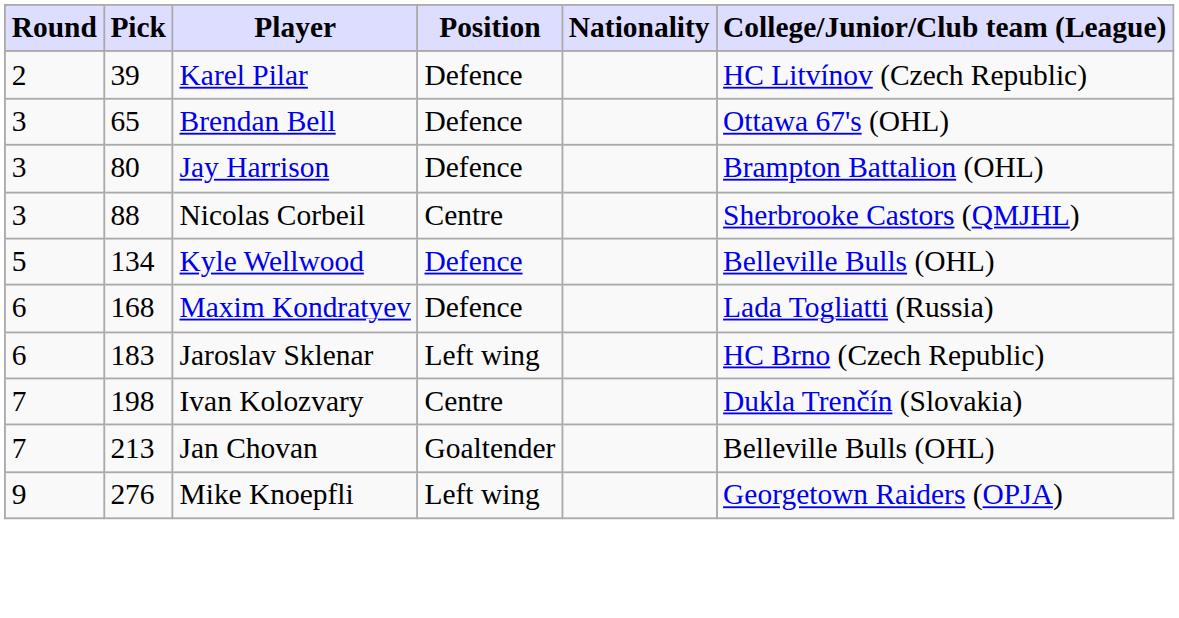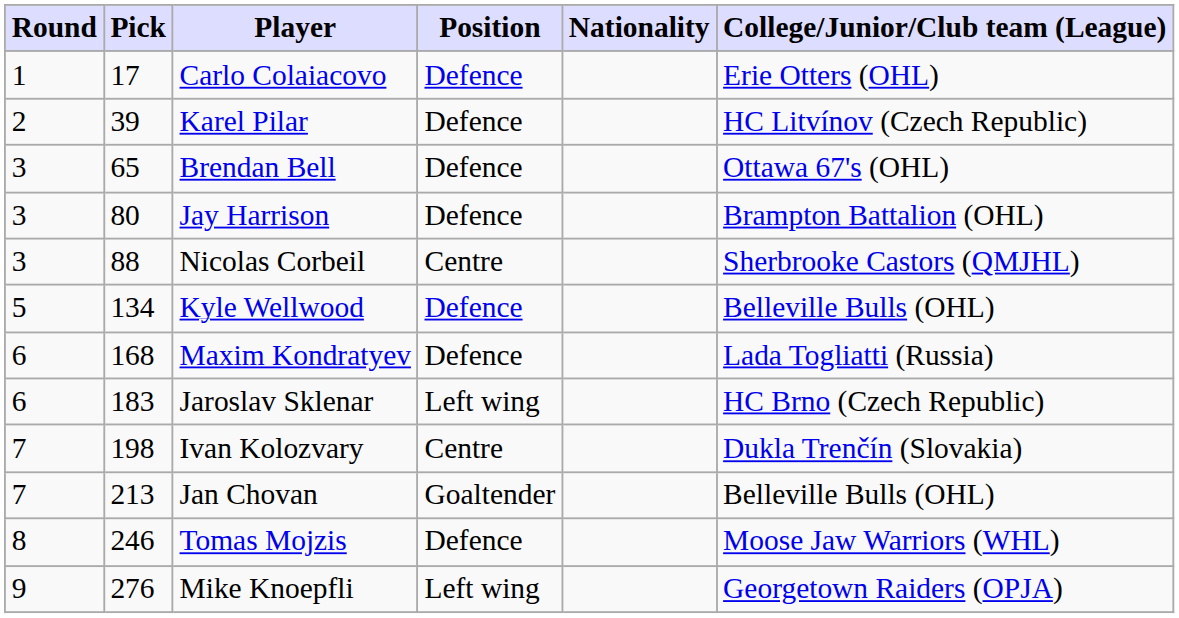+ row: (283, 74)
+ row: (263, 541)
